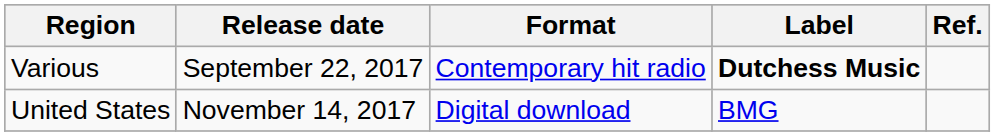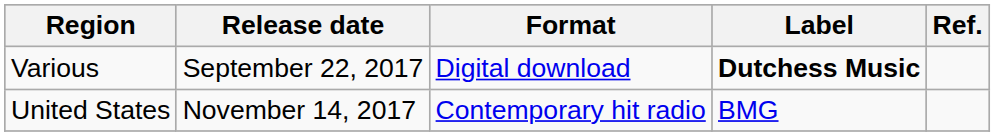(571, 67) Contemporary hit radio -> (533, 67) Digital download
(533, 109) Digital download -> (571, 109) Contemporary hit radio
